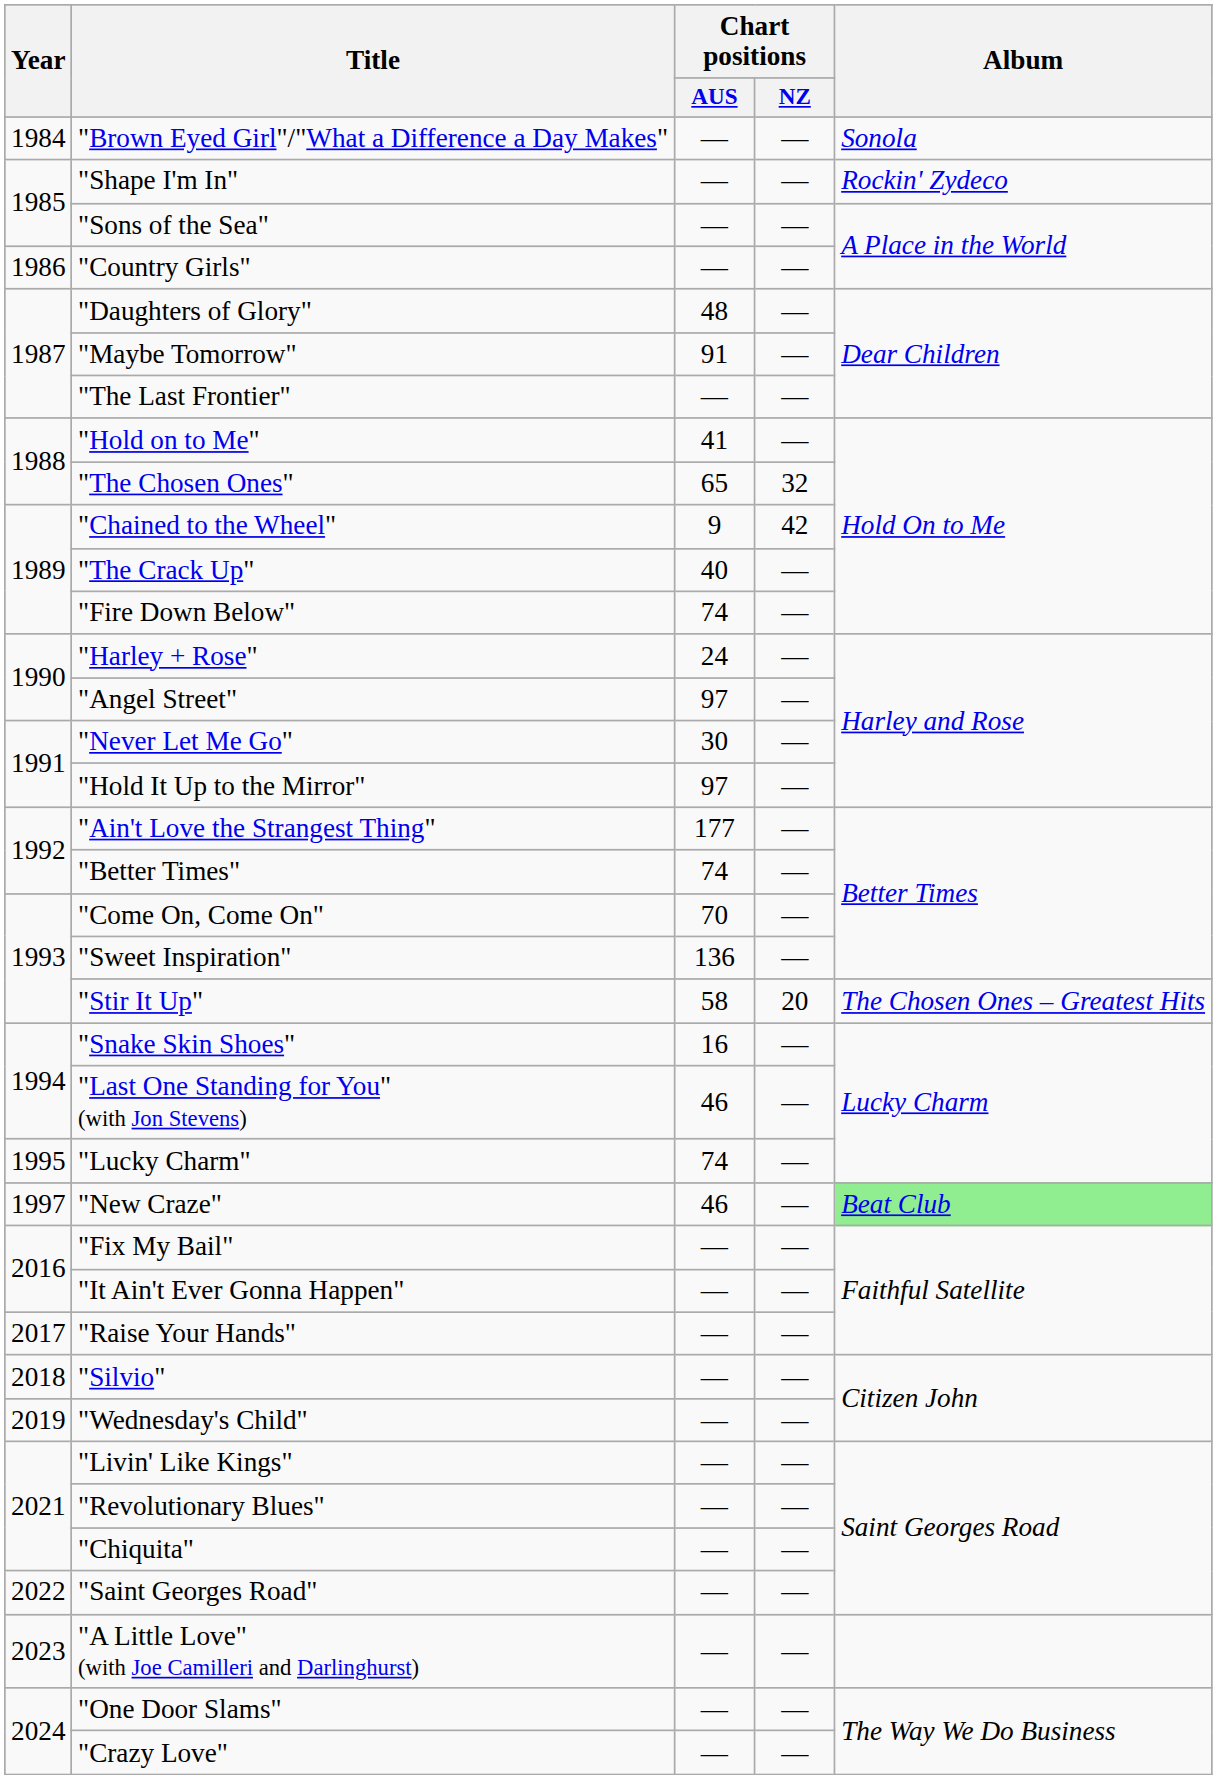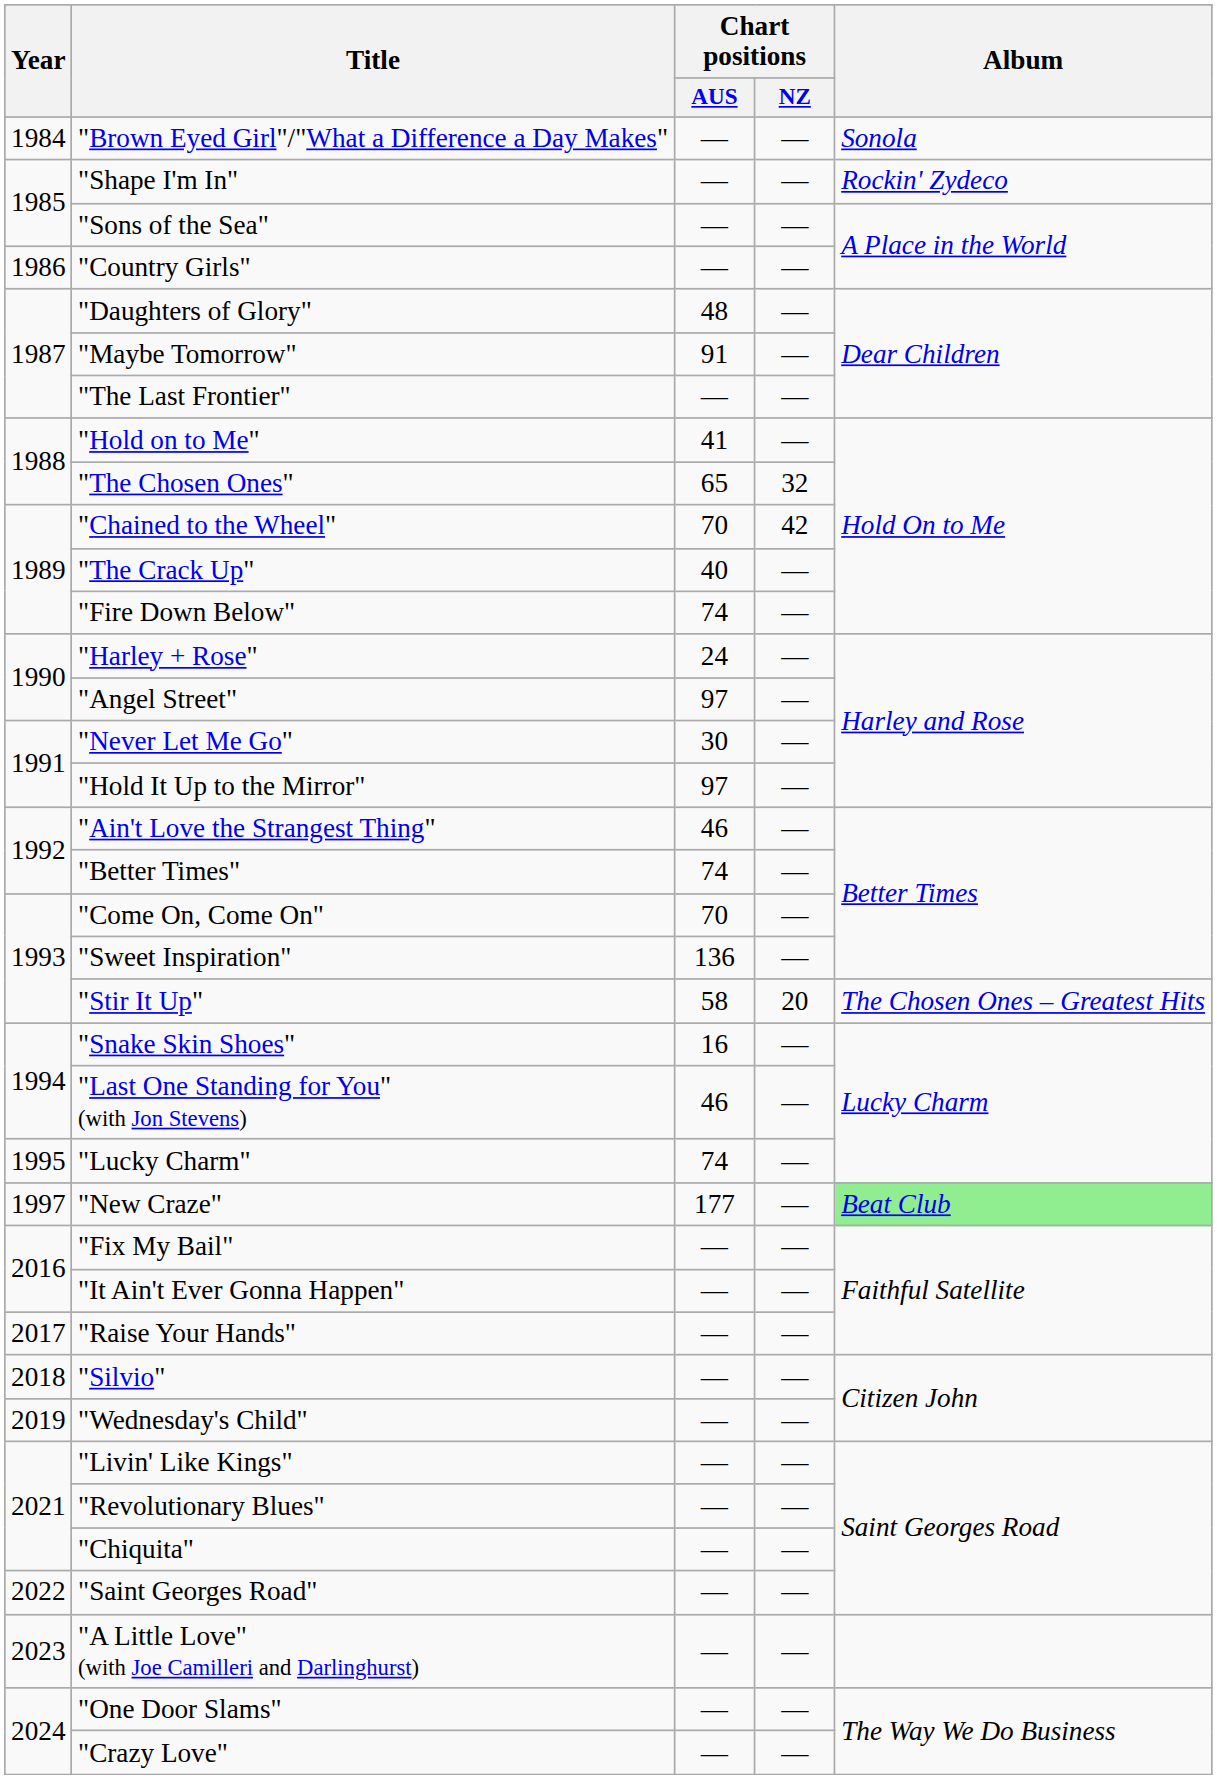(714, 526) 9 -> (714, 526) 70
(714, 828) 177 -> (714, 828) 46
(714, 1203) 46 -> (714, 1203) 177
